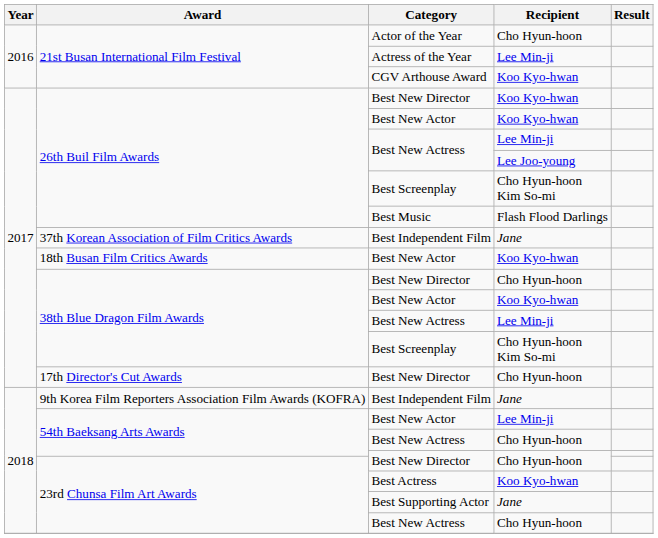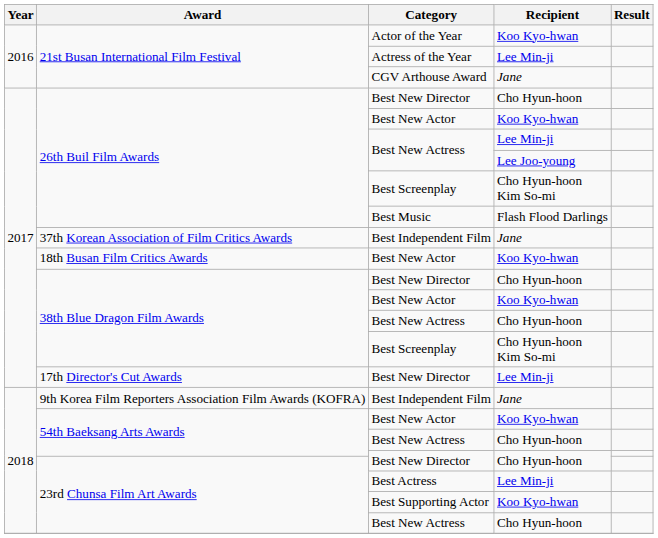(539, 35) Cho Hyun-hoon -> (538, 35) Koo Kyo-hwan
(538, 77) Koo Kyo-hwan -> (509, 77) Jane
(538, 98) Koo Kyo-hwan -> (539, 98) Cho Hyun-hoon
(525, 320) Lee Min-ji -> (539, 320) Cho Hyun-hoon
(539, 377) Cho Hyun-hoon -> (525, 377) Lee Min-ji
(525, 418) Lee Min-ji -> (538, 418) Koo Kyo-hwan
(538, 481) Koo Kyo-hwan -> (525, 481) Lee Min-ji
(509, 502) Jane -> (538, 502) Koo Kyo-hwan
